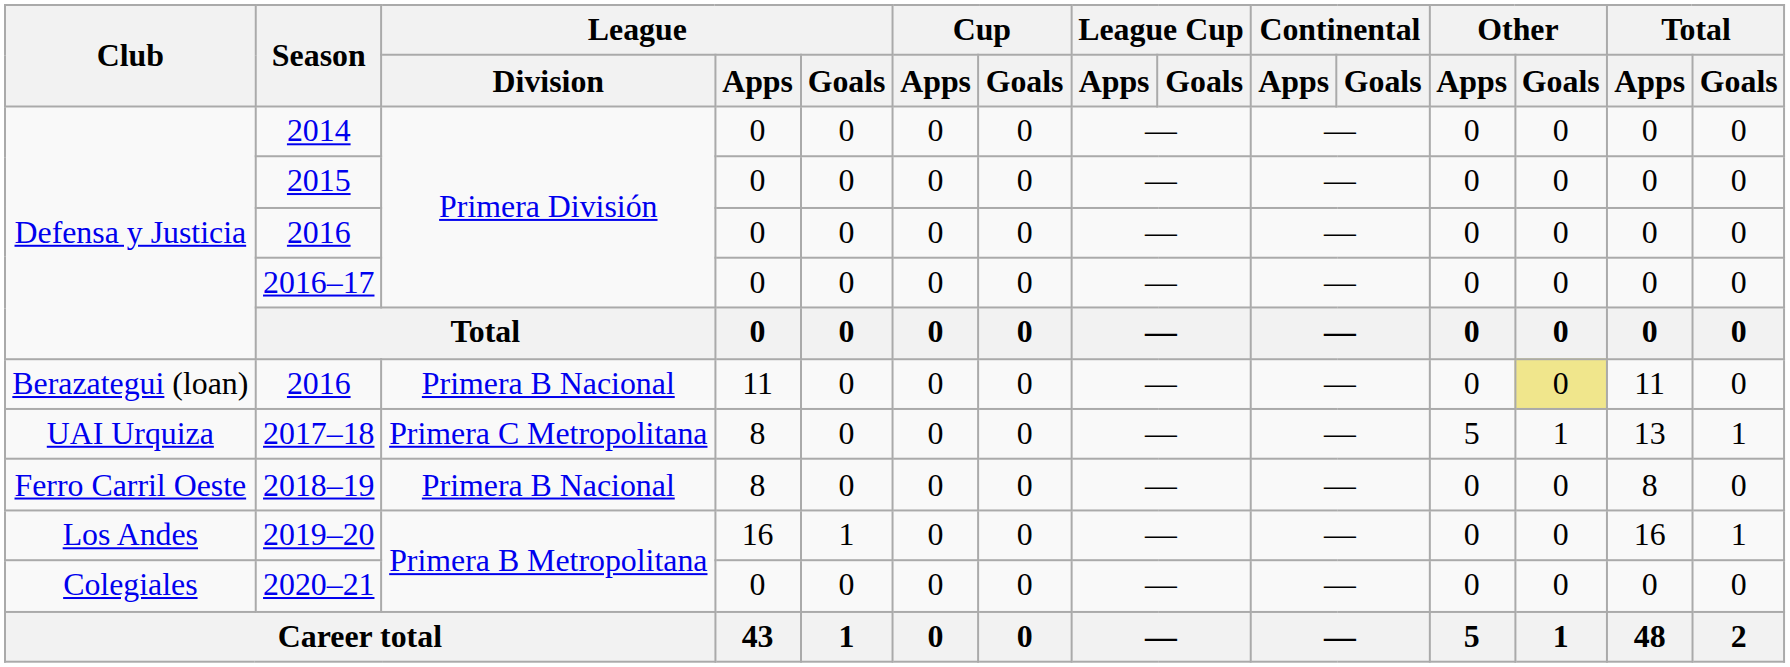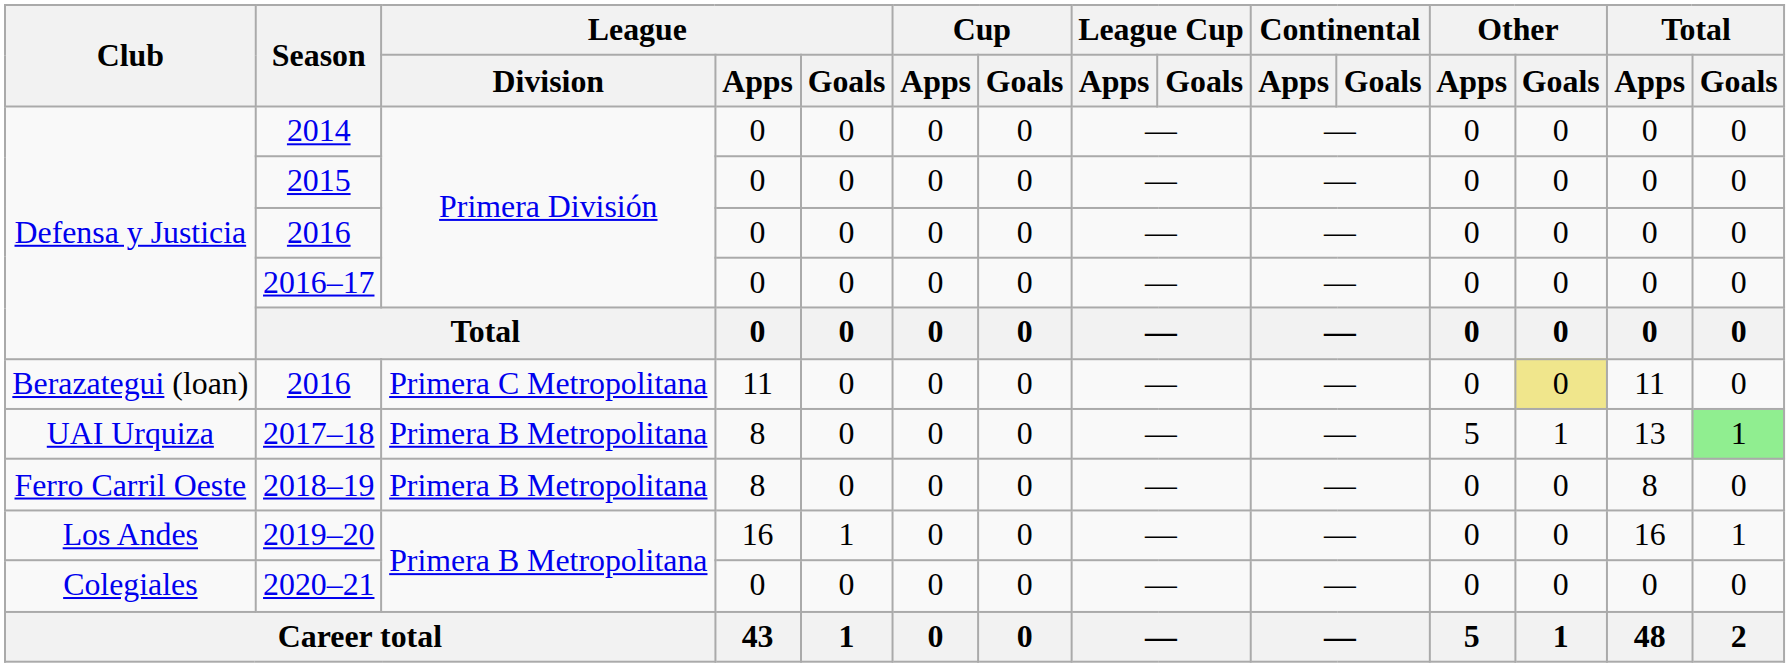(548, 383) Primera B Nacional -> (548, 383) Primera C Metropolitana
(548, 433) Primera C Metropolitana -> (548, 433) Primera B Metropolitana
(1739, 433) no background -> (1739, 433) lightgreen background
(548, 484) Primera B Nacional -> (548, 484) Primera B Metropolitana
